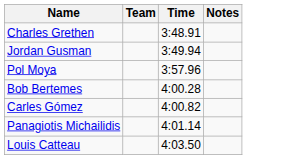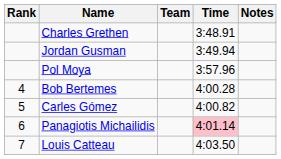+ column: (22, 13)
(181, 126) no background -> (215, 126) pink background
